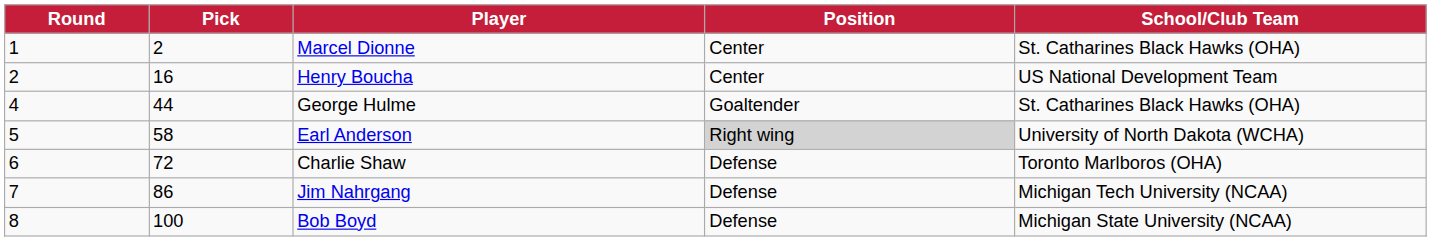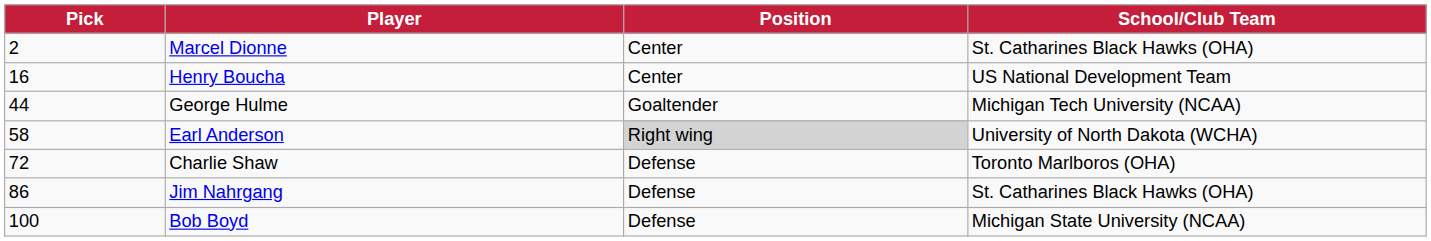- column: (77, 18)
(1159, 105) St. Catharines Black Hawks (OHA) -> (1106, 105) Michigan Tech University (NCAA)
(1153, 192) Michigan Tech University (NCAA) -> (1113, 192) St. Catharines Black Hawks (OHA)
